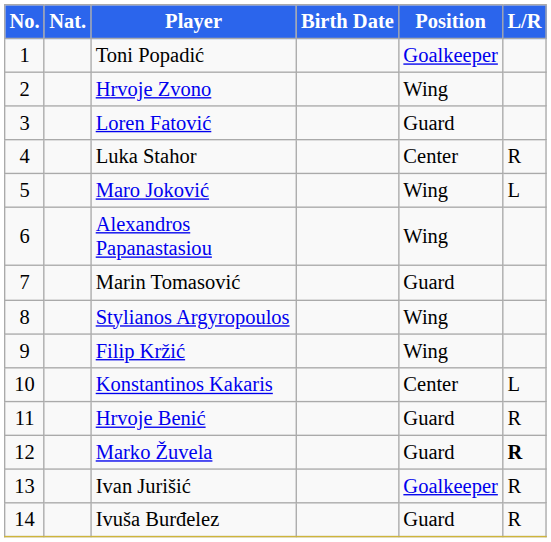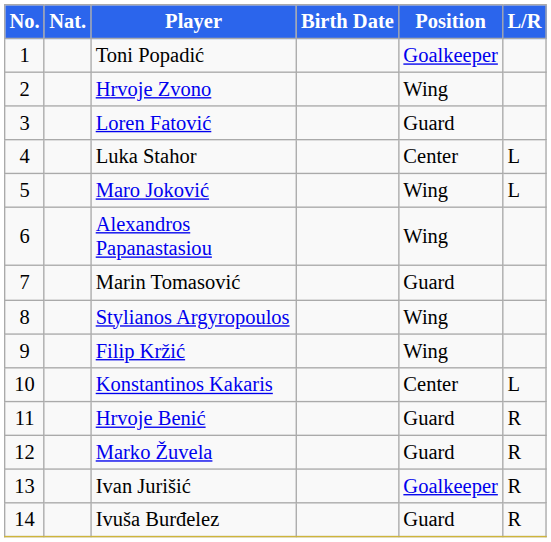(514, 156) R -> (514, 156) L
(515, 451) bold -> (514, 451) normal
